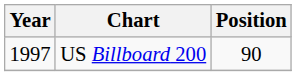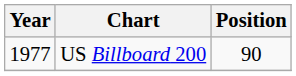(30, 53) 1997 -> (30, 53) 1977
